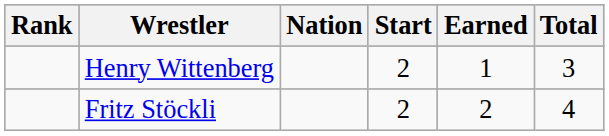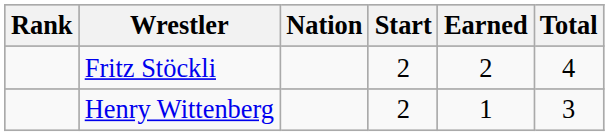rows swapped: (179, 67) <-> (150, 109)
